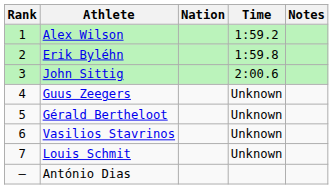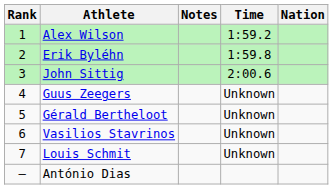columns swapped: (203, 14) <-> (307, 14)
